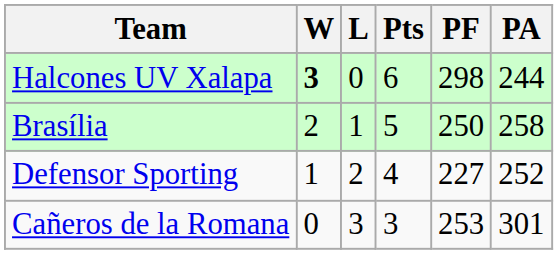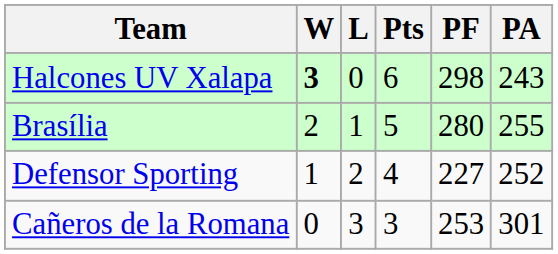(521, 77) 244 -> (521, 77) 243
(461, 126) 250 -> (461, 126) 280
(521, 126) 258 -> (521, 126) 255
